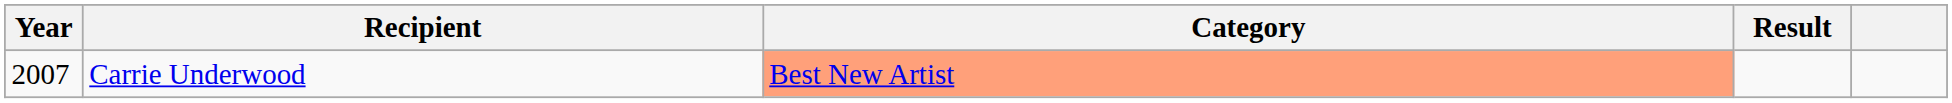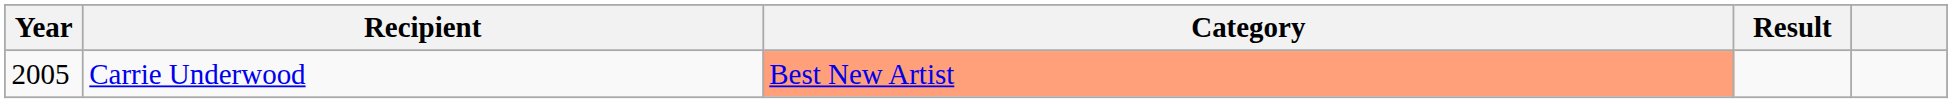(41, 73) 2007 -> (41, 73) 2005
